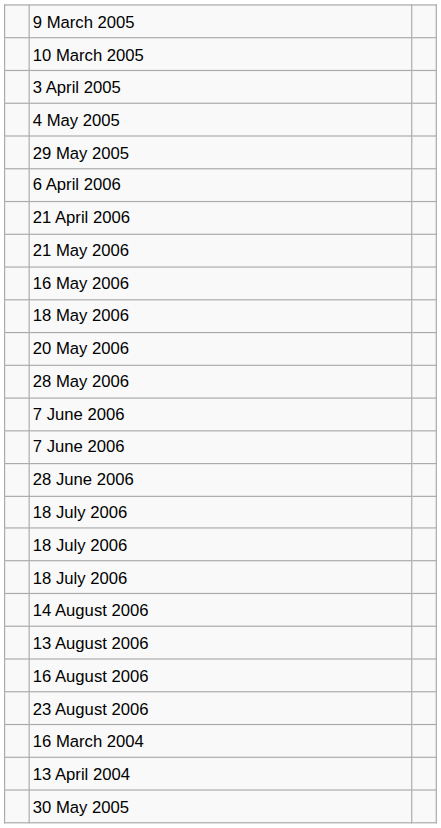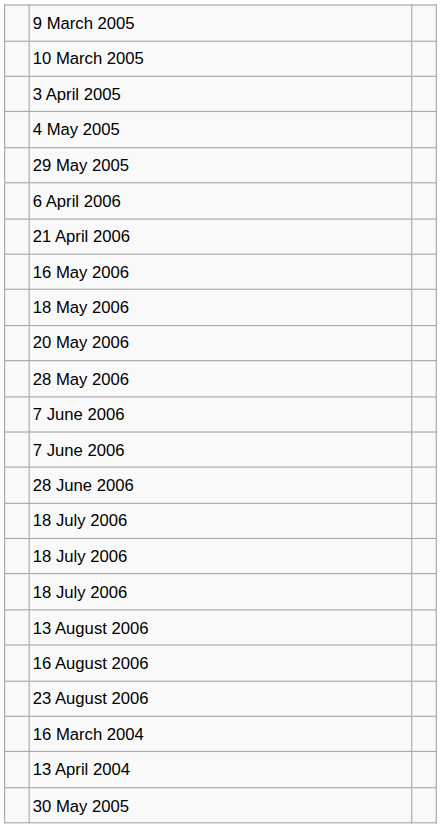- row: (17, 251)
- row: (17, 610)
